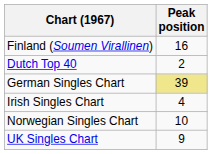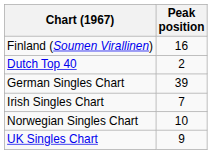(181, 83) khaki background -> (181, 83) no background
(181, 102) 4 -> (181, 102) 7
